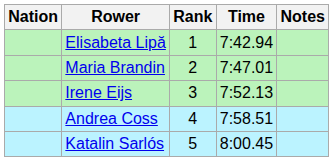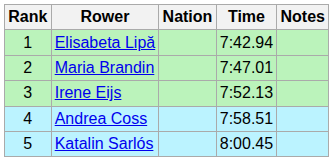columns swapped: (193, 17) <-> (33, 17)
